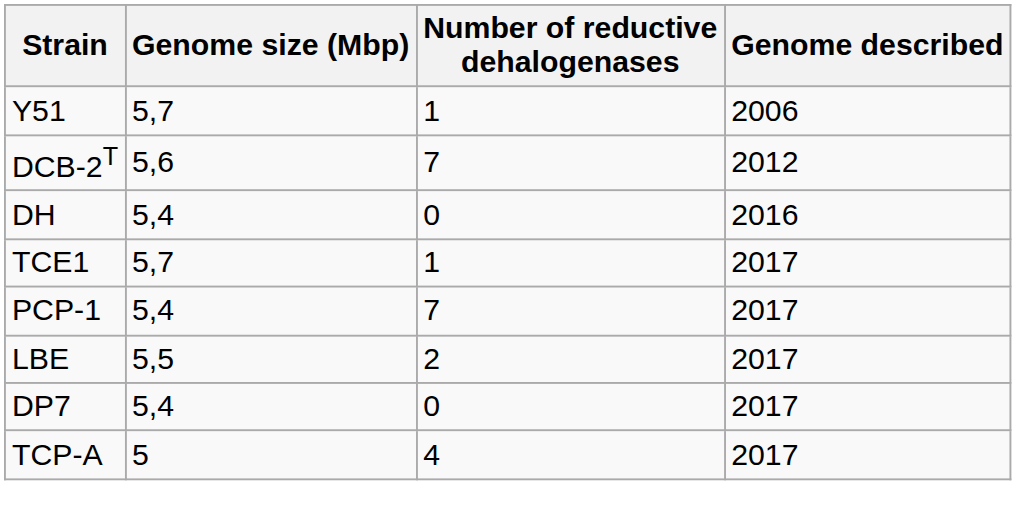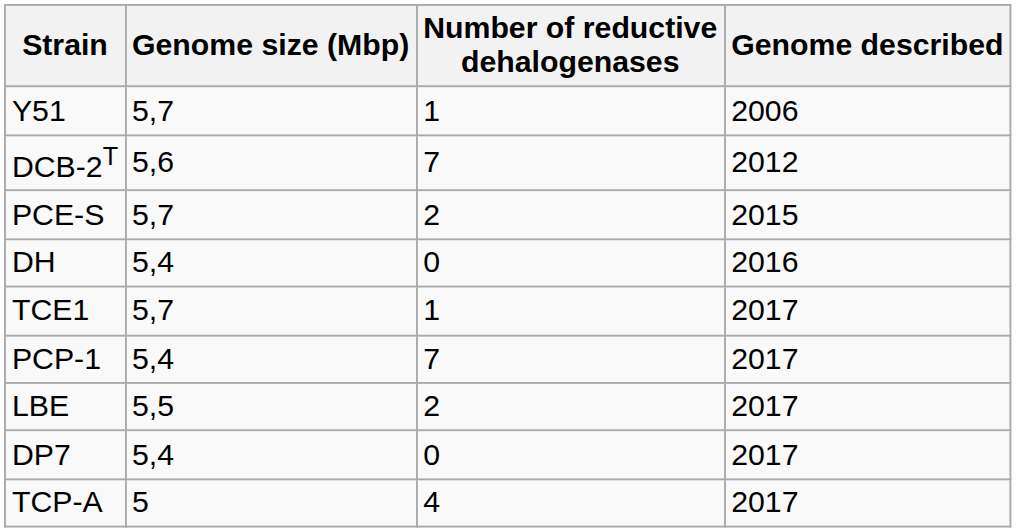+ row: (58, 214)
